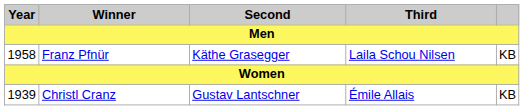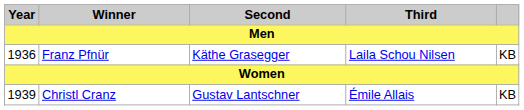(22, 54) 1958 -> (22, 54) 1936
